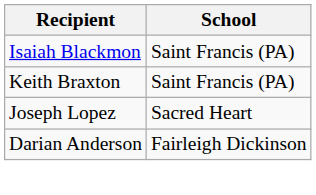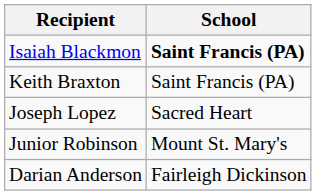(223, 50) normal -> (228, 50) bold
+ row: (73, 143)
